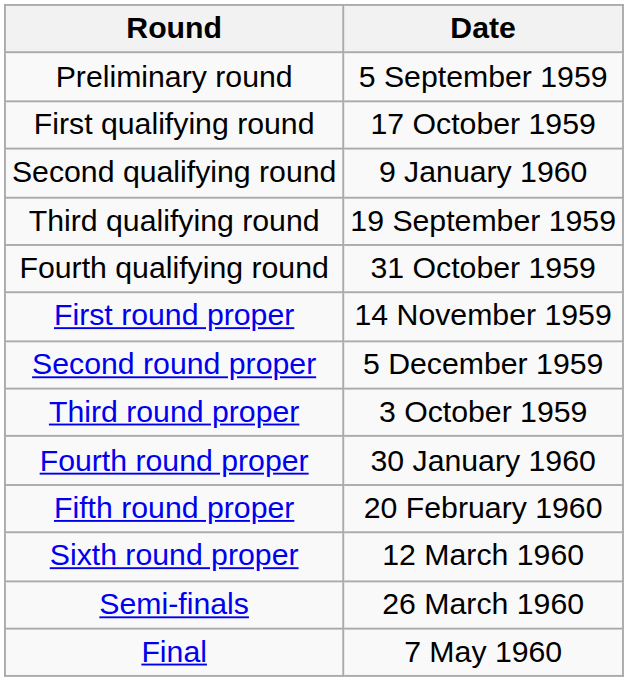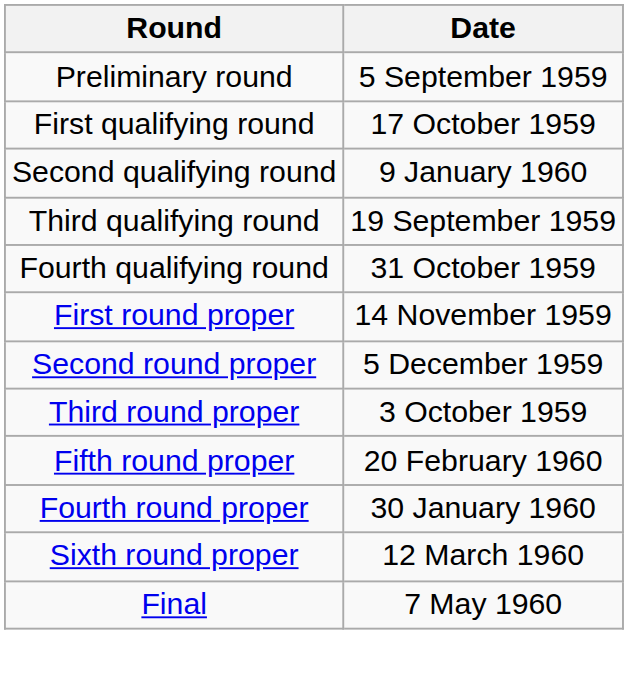rows swapped: (174, 460) <-> (174, 508)
- row: (174, 603)
